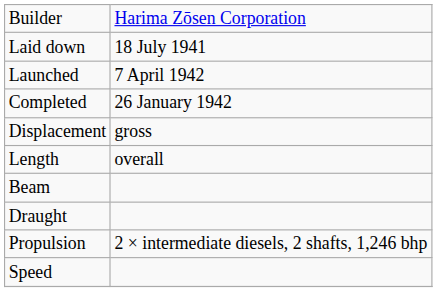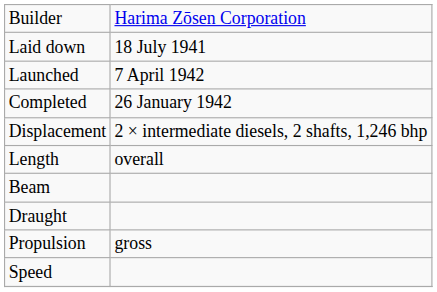(133, 131) gross -> (271, 131) 2 × intermediate diesels, 2 shafts, 1,246 bhp
(271, 243) 2 × intermediate diesels, 2 shafts, 1,246 bhp -> (133, 243) gross
